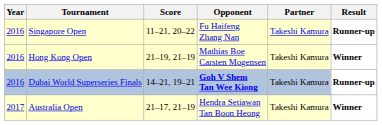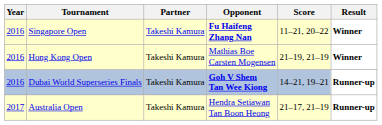columns swapped: (299, 12) <-> (171, 12)
(219, 32) normal -> (230, 32) bold
(354, 32) Runner-up -> (347, 32) Winner
(347, 108) Winner -> (354, 108) Runner-up
